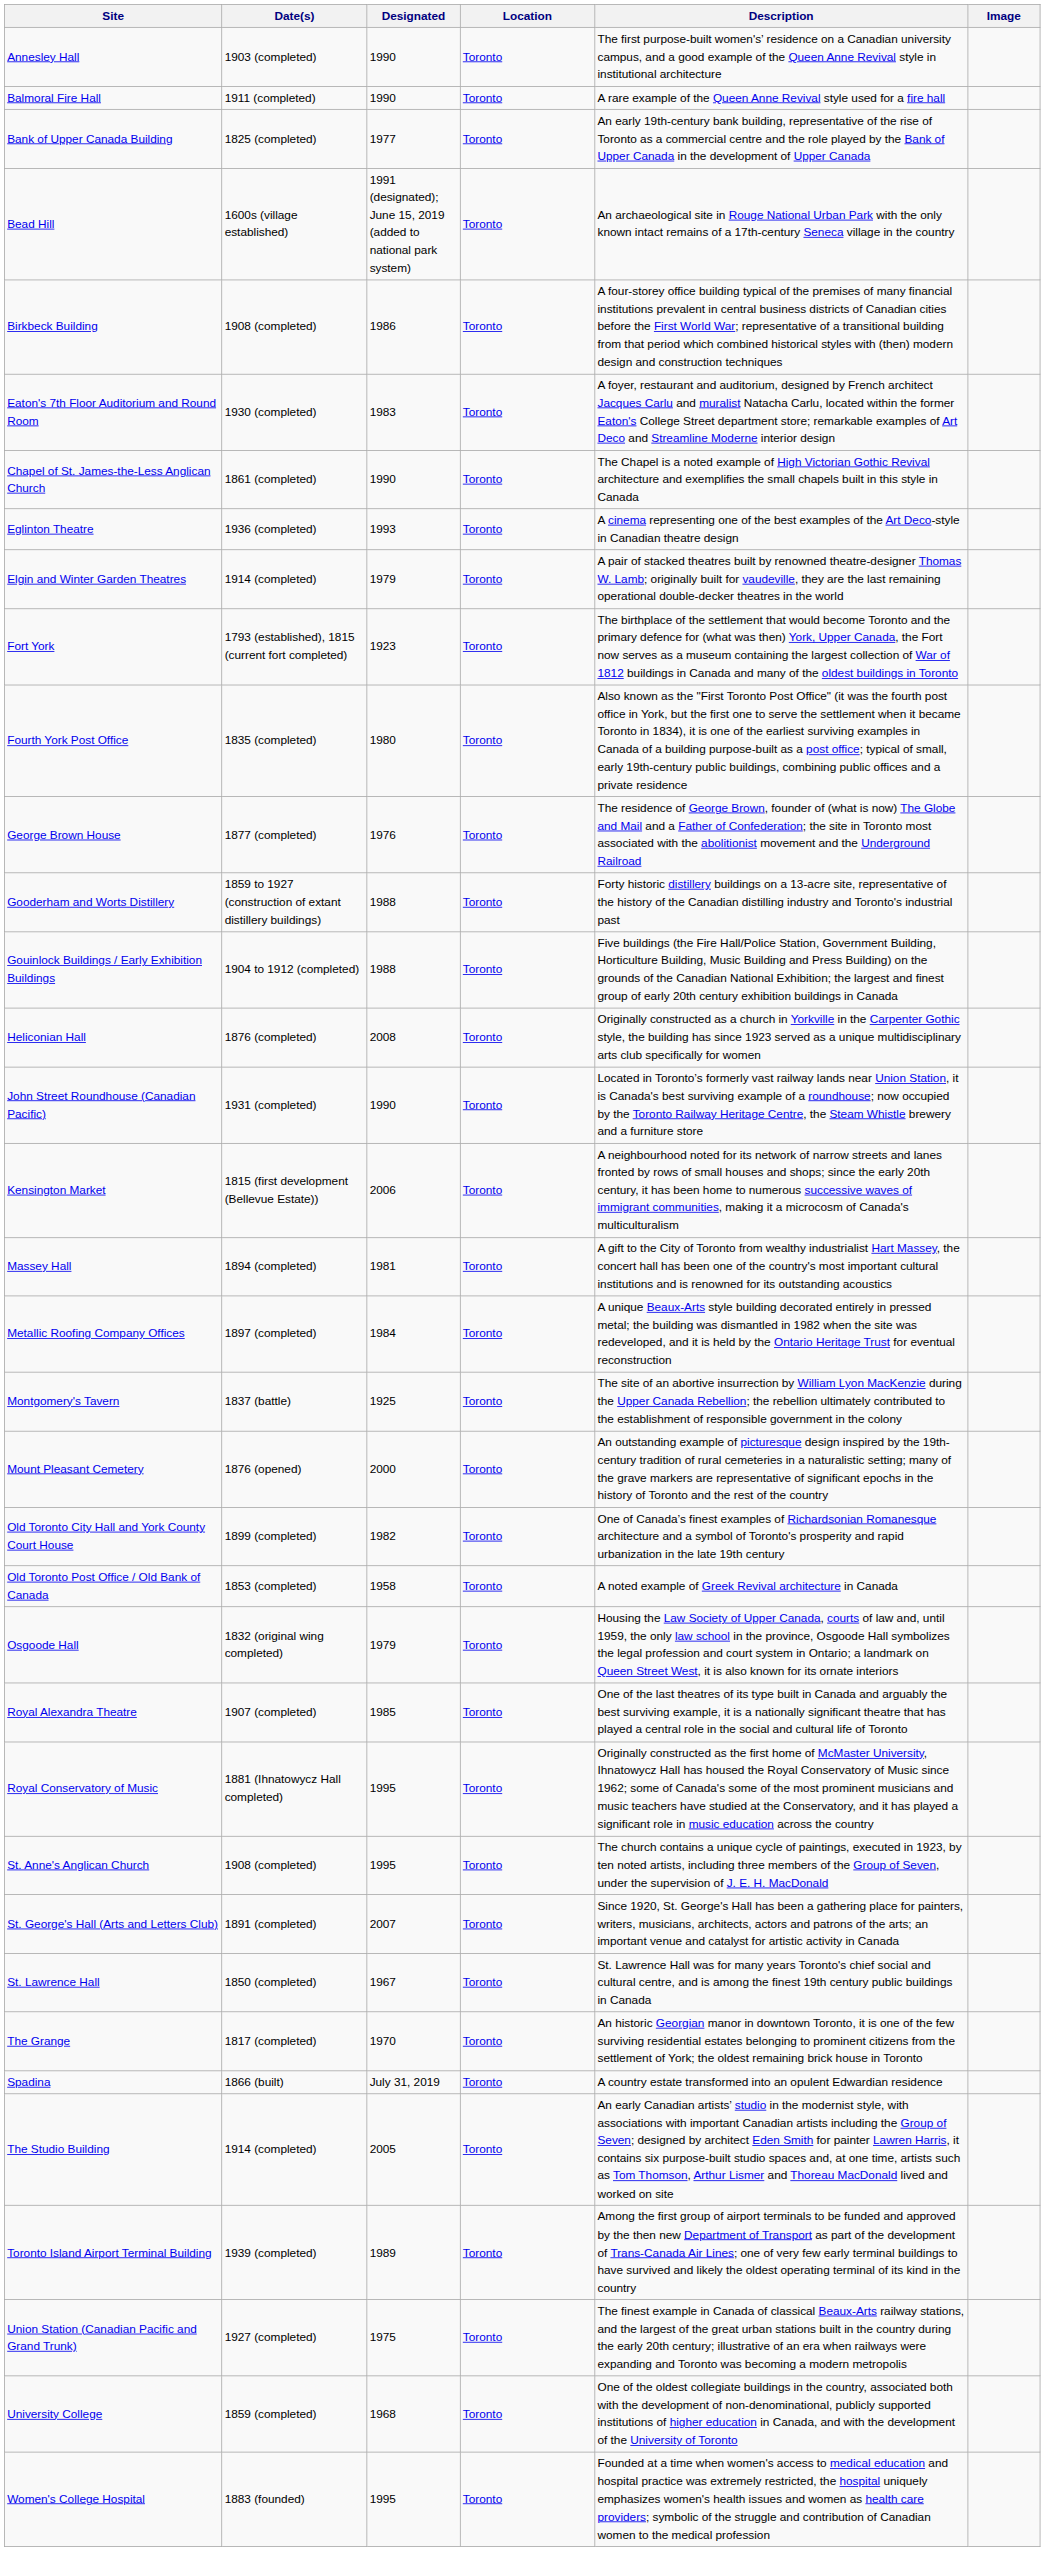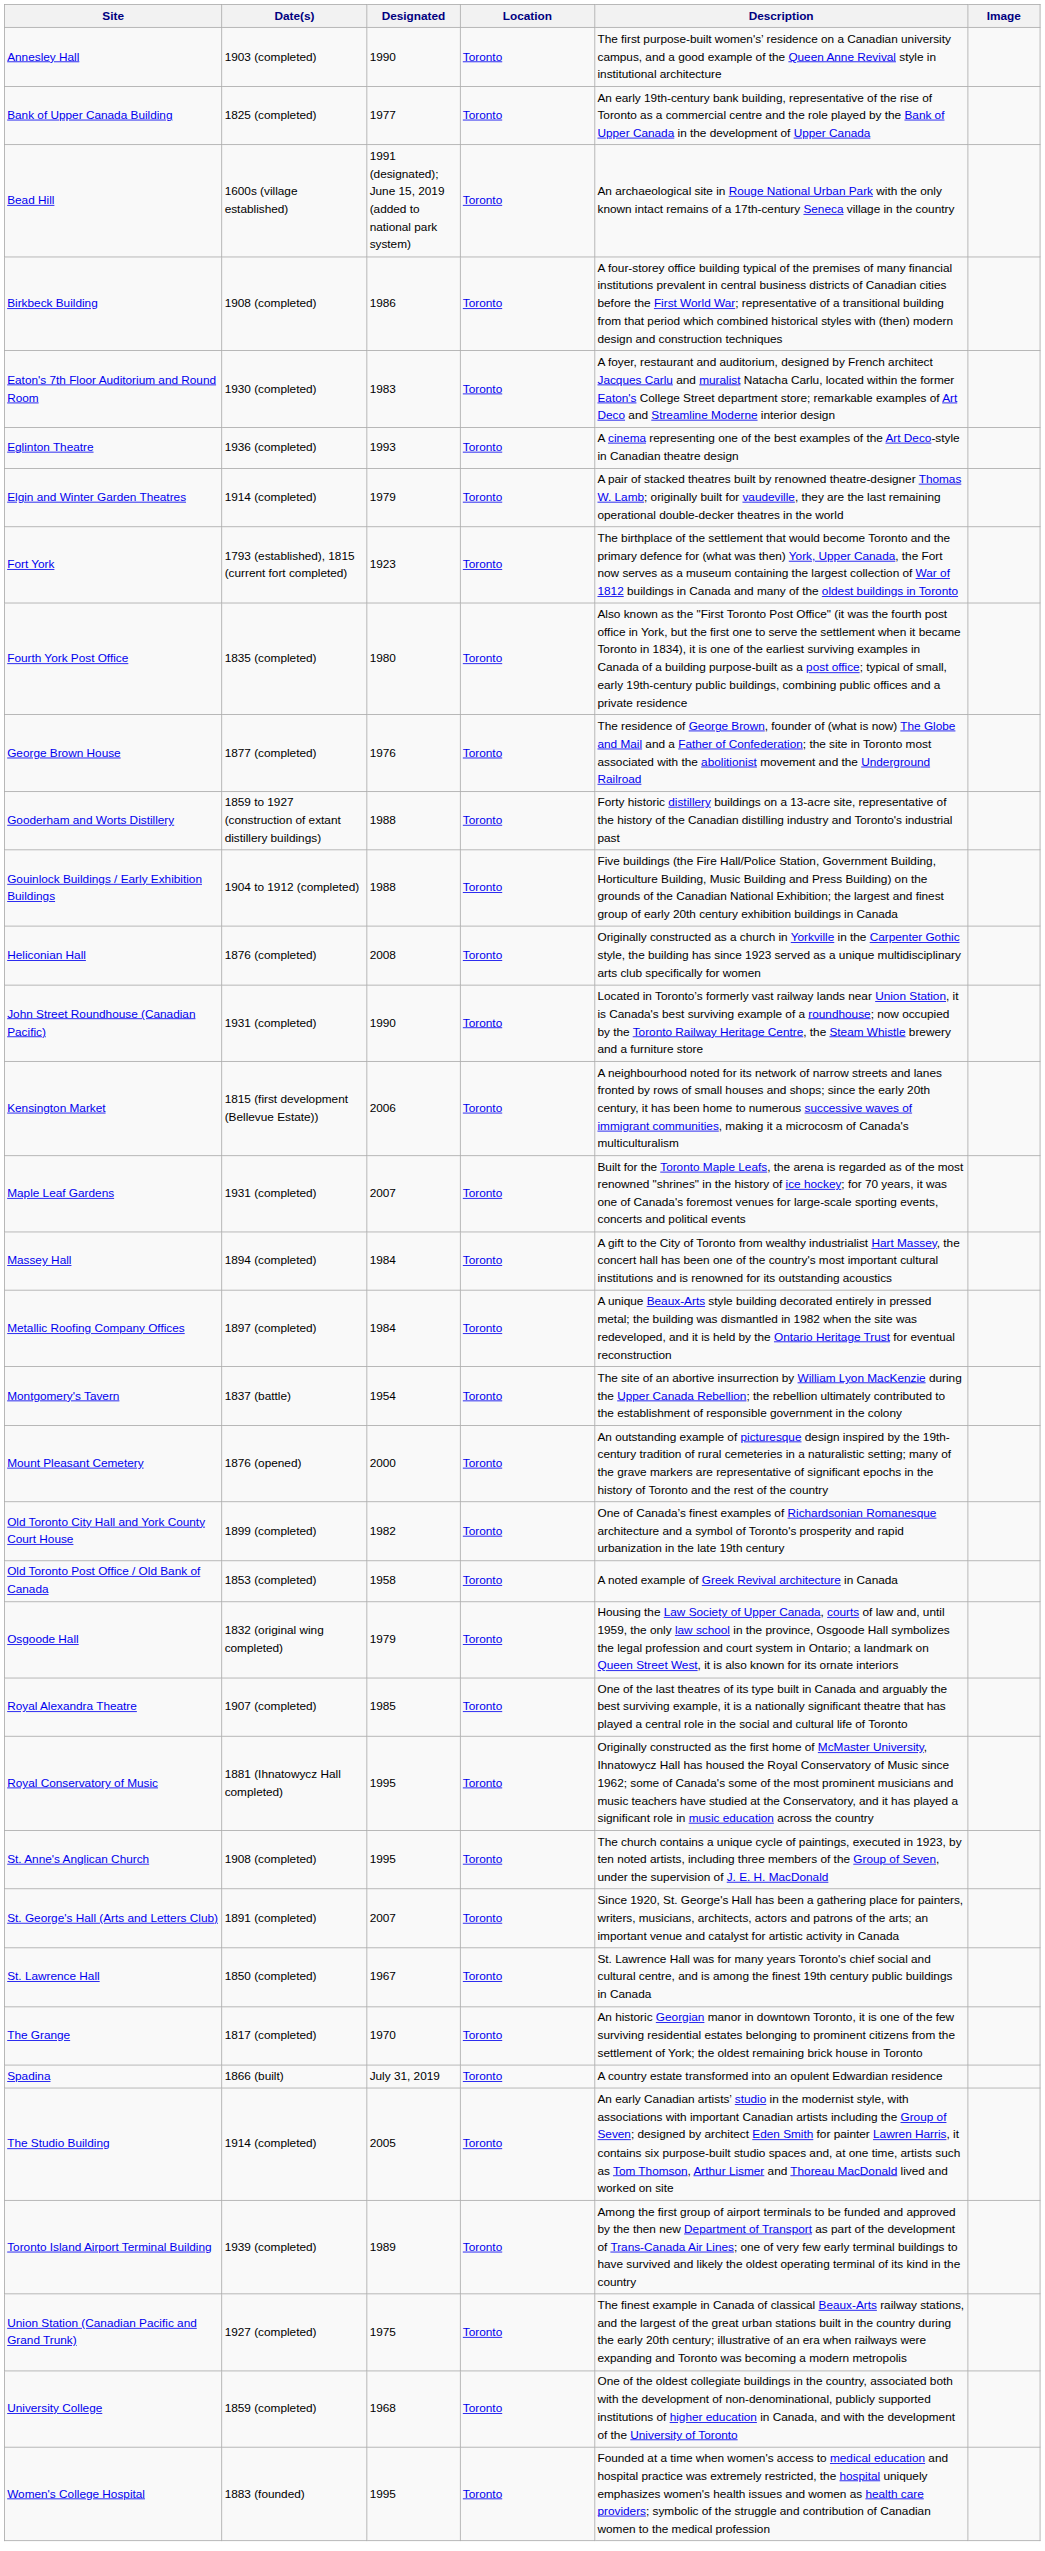- row: (54, 98)
- row: (109, 479)
+ row: (61, 1193)
(383, 1266) 1981 -> (383, 1261) 1984
(383, 1401) 1925 -> (383, 1396) 1954
